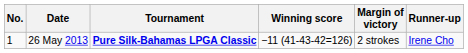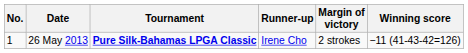columns swapped: (307, 18) <-> (435, 18)
